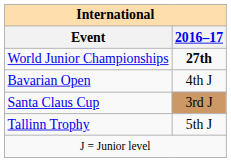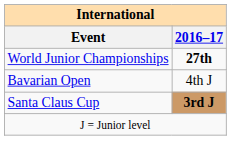(199, 102) normal -> (199, 102) bold
- row: (49, 124)
